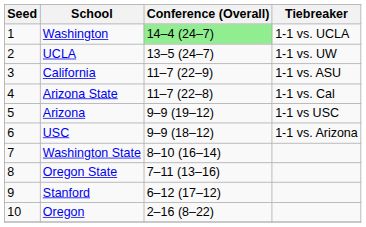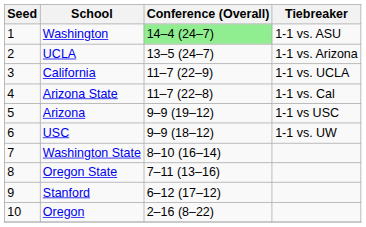(312, 34) 1-1 vs. UCLA -> (308, 34) 1-1 vs. ASU
(306, 53) 1-1 vs. UW -> (316, 53) 1-1 vs. Arizona
(308, 73) 1-1 vs. ASU -> (312, 73) 1-1 vs. UCLA
(316, 133) 1-1 vs. Arizona -> (306, 133) 1-1 vs. UW
